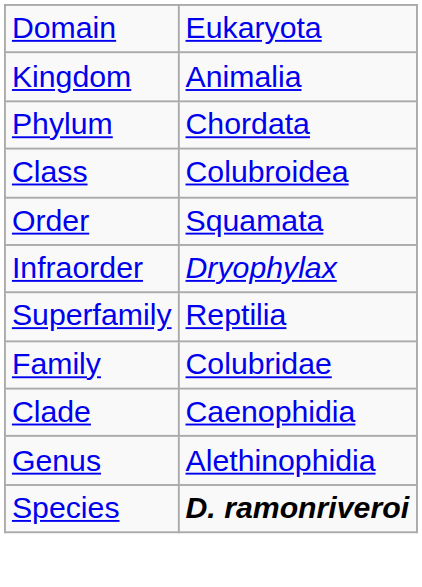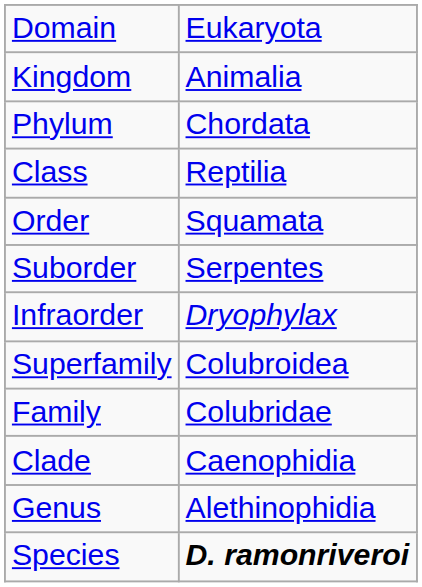(267, 172) Colubroidea -> (236, 172) Reptilia
+ row: (74, 268)
(236, 316) Reptilia -> (267, 364) Colubroidea
